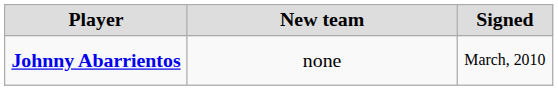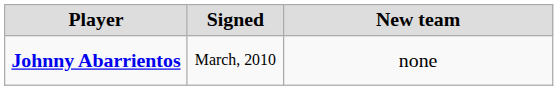columns swapped: (505, 20) <-> (322, 20)
